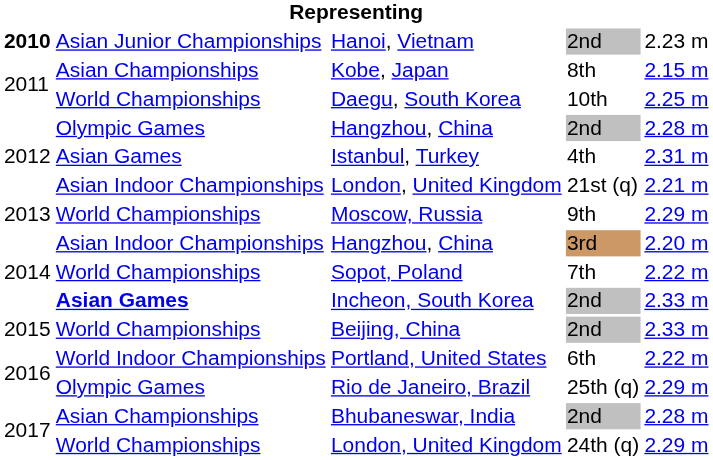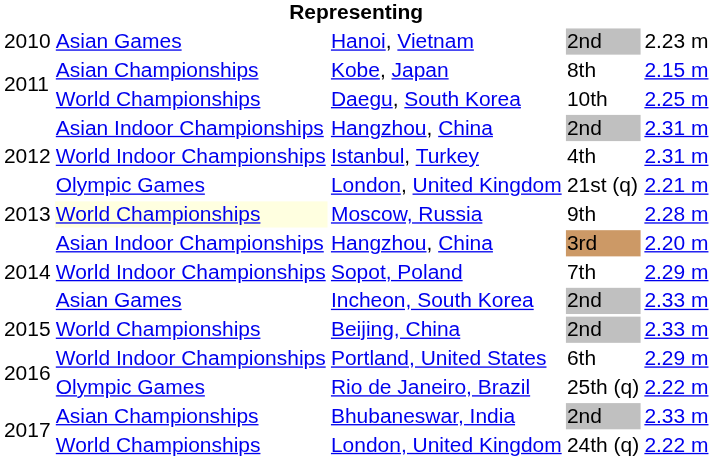(27, 41) bold -> (27, 41) normal
(189, 41) Asian Junior Championships -> (119, 41) Asian Games
(130, 127) Olympic Games -> (190, 127) Asian Indoor Championships
(676, 127) 2.28 m -> (676, 127) 2.31 m
(119, 156) Asian Games -> (191, 156) World Indoor Championships
(190, 185) Asian Indoor Championships -> (130, 185) Olympic Games
(158, 214) no background -> (158, 214) lightyellow background
(676, 214) 2.29 m -> (676, 214) 2.28 m
(158, 271) World Championships -> (191, 271) World Indoor Championships
(676, 271) 2.22 m -> (676, 271) 2.29 m
(122, 300) bold -> (119, 300) normal
(676, 358) 2.22 m -> (676, 358) 2.29 m
(676, 387) 2.29 m -> (676, 387) 2.22 m
(676, 416) 2.28 m -> (676, 416) 2.33 m
(676, 444) 2.29 m -> (676, 444) 2.22 m
